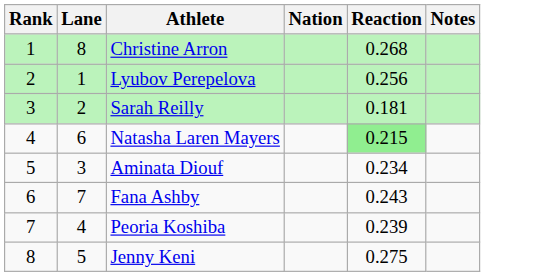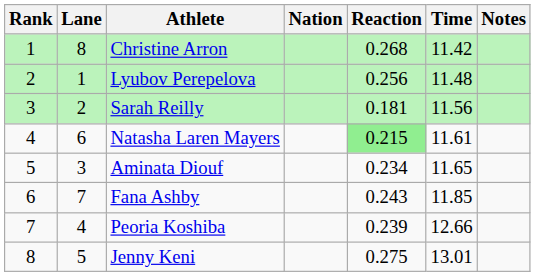+ column: (452, 19)
